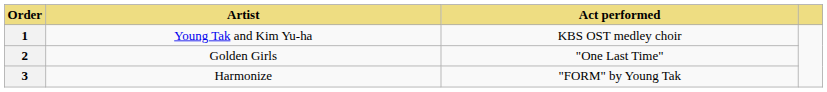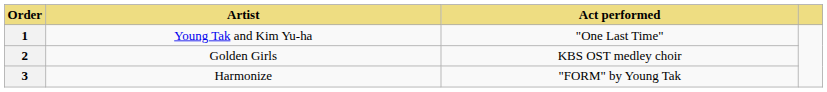(620, 35) KBS OST medley choir -> (620, 35) "One Last Time"
(620, 55) "One Last Time" -> (620, 55) KBS OST medley choir
